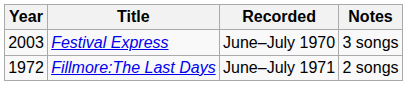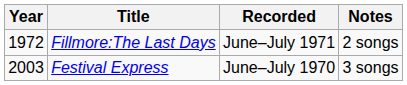rows swapped: (133, 67) <-> (110, 42)
